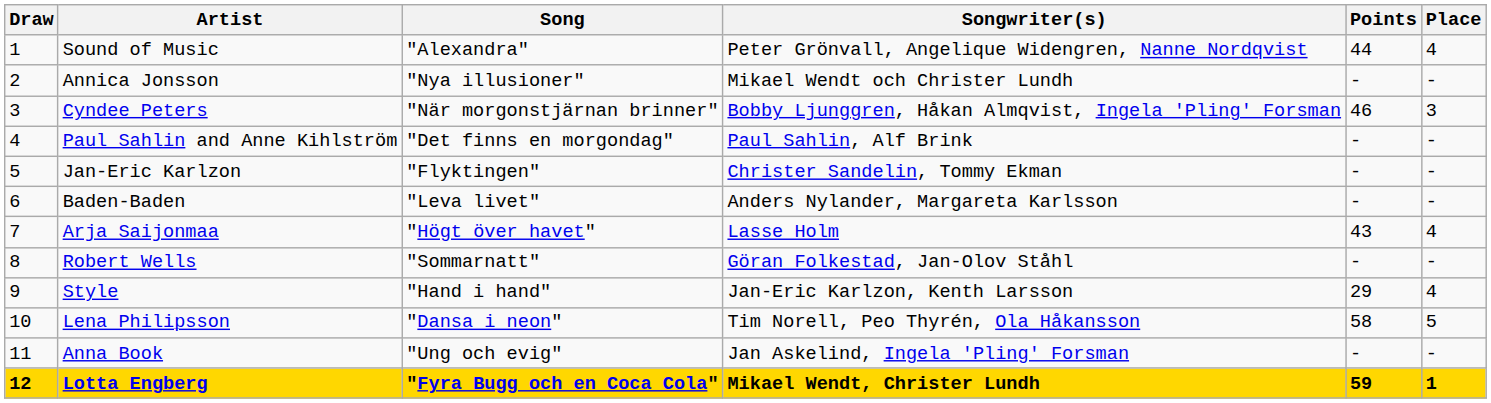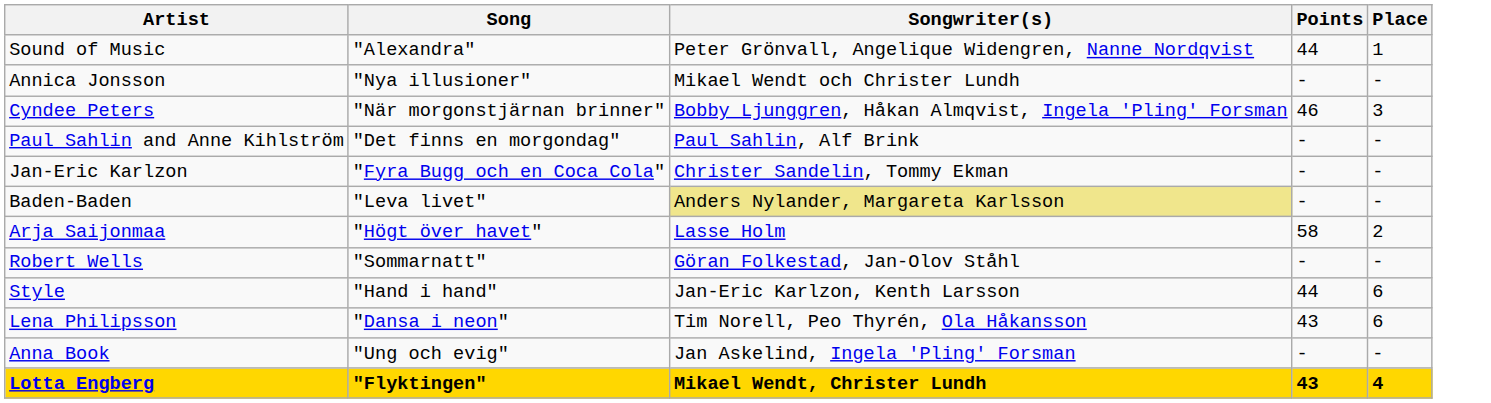- column: (31, 20)
(1431, 50) 4 -> (1378, 50) 1
(473, 171) "Flyktingen" -> (509, 171) "Fyra Bugg och en Coca Cola"
(923, 202) no background -> (869, 202) khaki background
(1361, 232) 43 -> (1308, 232) 58
(1431, 232) 4 -> (1378, 232) 2
(1361, 293) 29 -> (1308, 293) 44
(1431, 293) 4 -> (1378, 293) 6
(1361, 323) 58 -> (1308, 323) 43
(1431, 323) 5 -> (1378, 323) 6
(562, 383) "Fyra Bugg och en Coca Cola" -> (420, 383) "Flyktingen"
(1361, 383) 59 -> (1308, 383) 43
(1431, 383) 1 -> (1378, 383) 4
